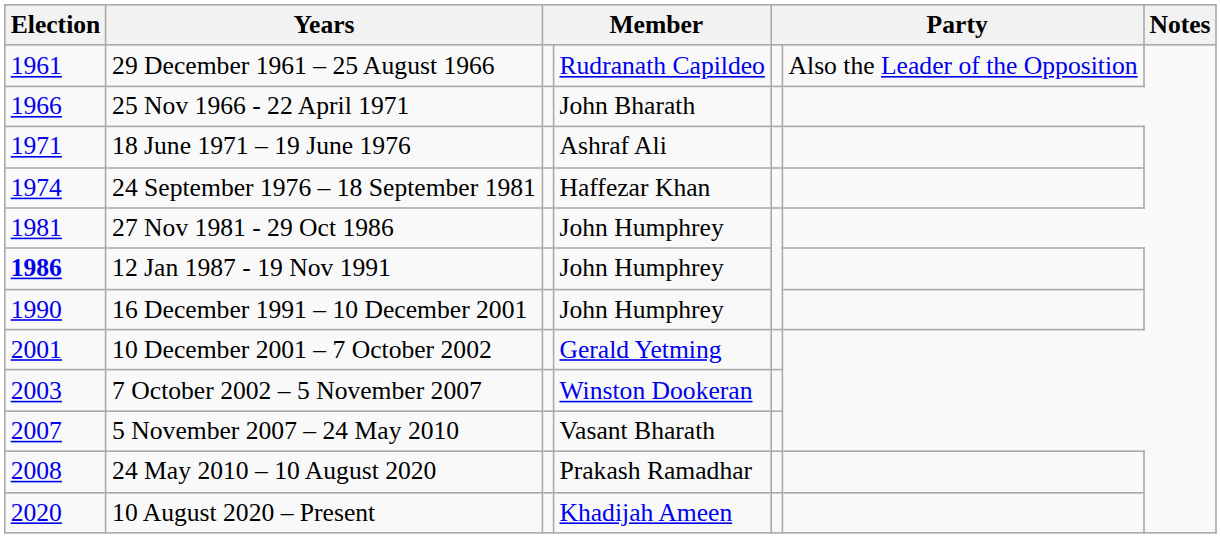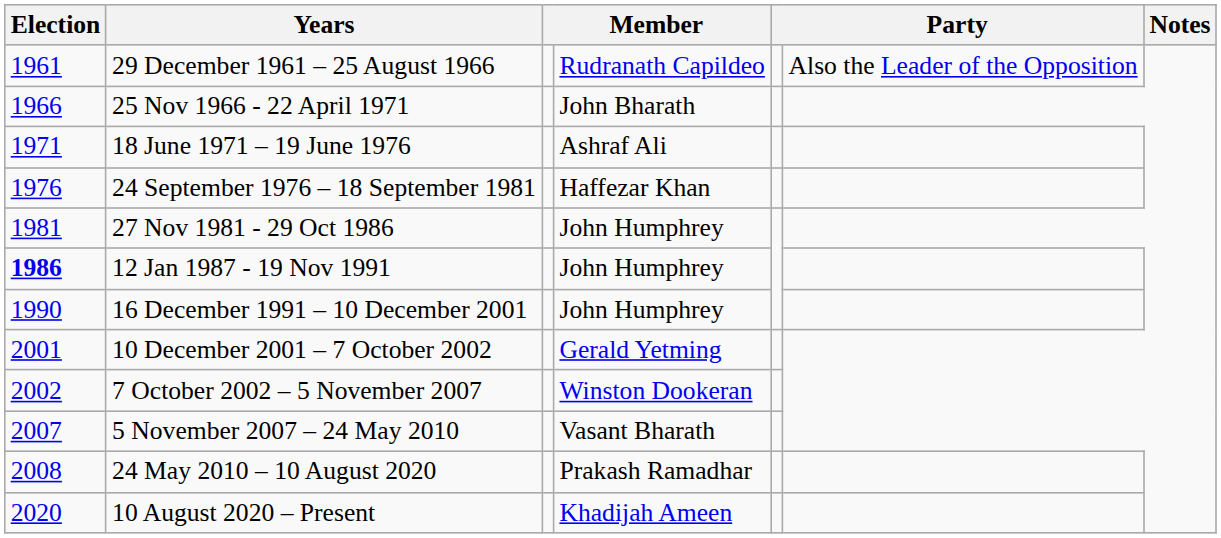(36, 187) 1974 -> (36, 187) 1976
(36, 390) 2003 -> (36, 390) 2002
